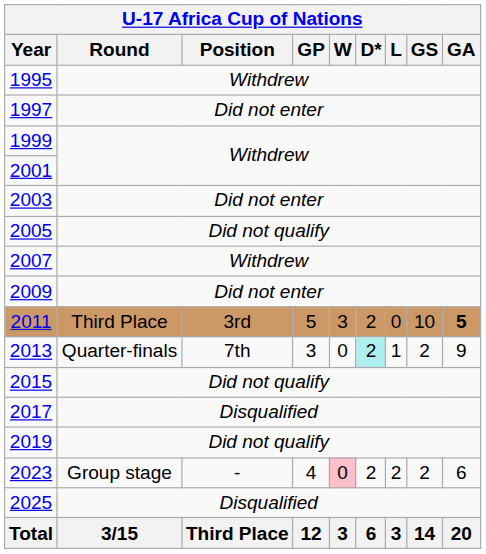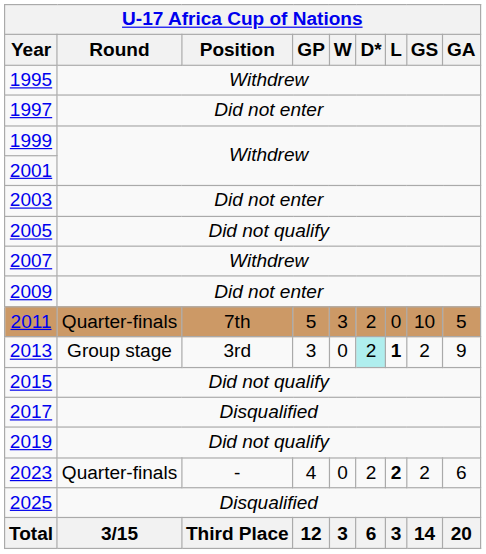(119, 321) Third Place -> (119, 321) Quarter-finals
(237, 321) 3rd -> (237, 321) 7th
(461, 321) bold -> (461, 321) normal
(119, 351) Quarter-finals -> (119, 351) Group stage
(237, 351) 7th -> (237, 351) 3rd
(396, 351) normal -> (396, 351) bold
(119, 472) Group stage -> (119, 472) Quarter-finals
(343, 472) pink background -> (343, 472) no background
(396, 472) normal -> (396, 472) bold
